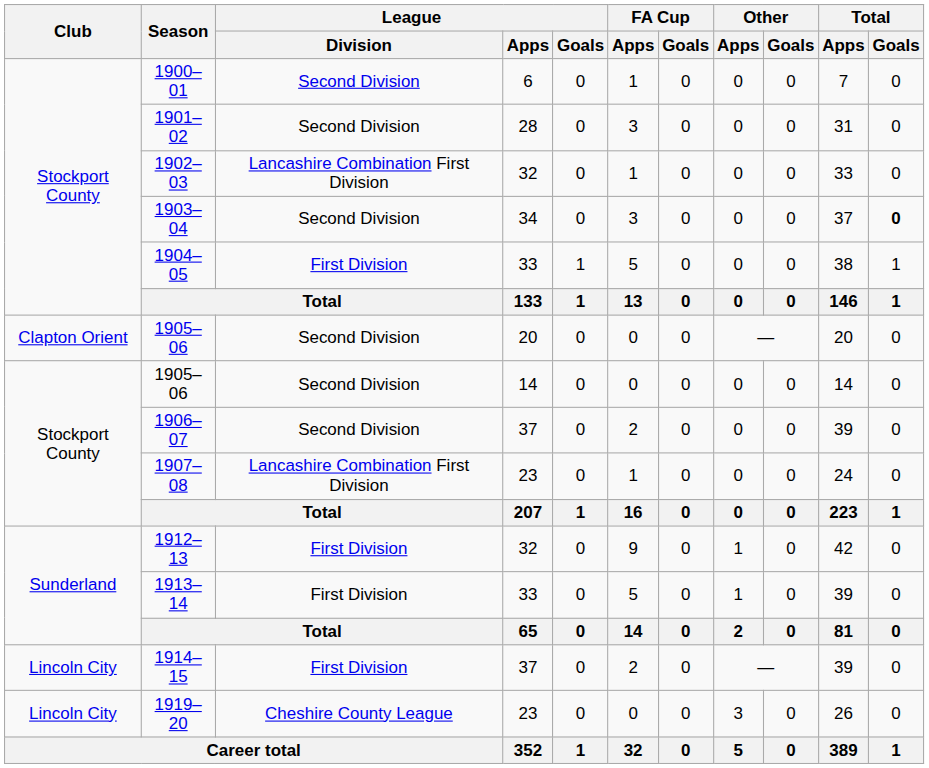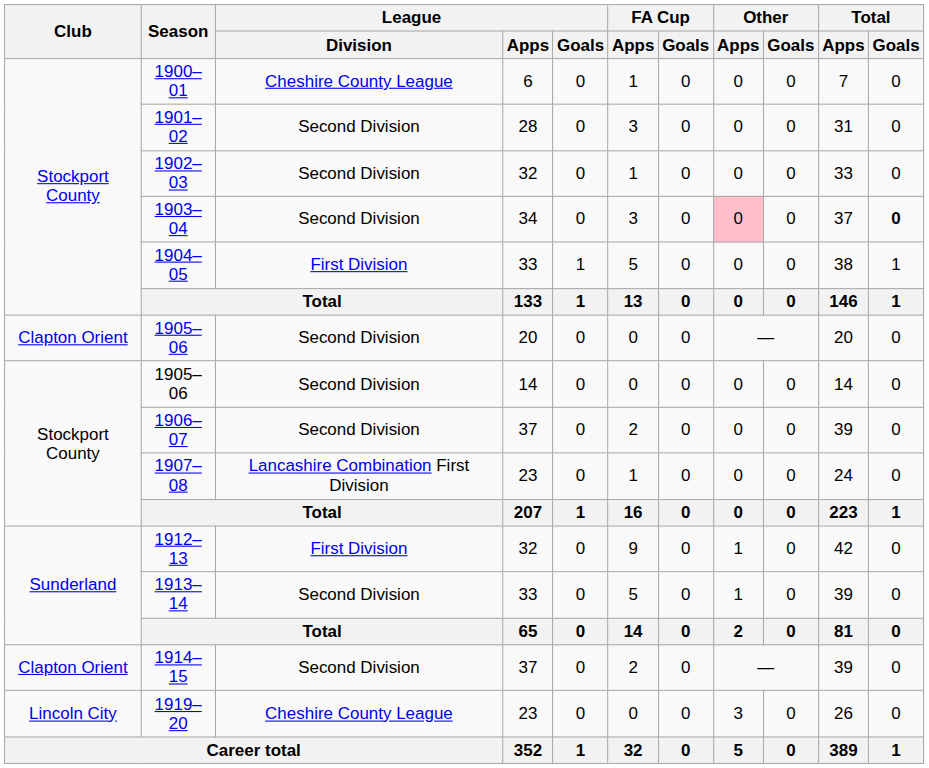(359, 81) Second Division -> (359, 81) Cheshire County League
(359, 173) Lancashire Combination First Division -> (359, 173) Second Division
(738, 219) no background -> (738, 219) pink background
(359, 594) First Division -> (359, 594) Second Division
(73, 667) Lincoln City -> (73, 667) Clapton Orient
(359, 667) First Division -> (359, 667) Second Division
